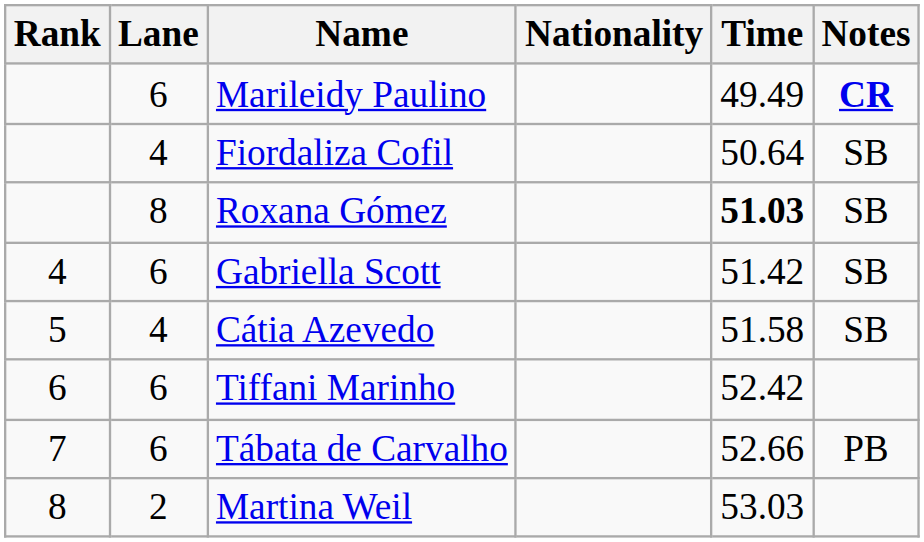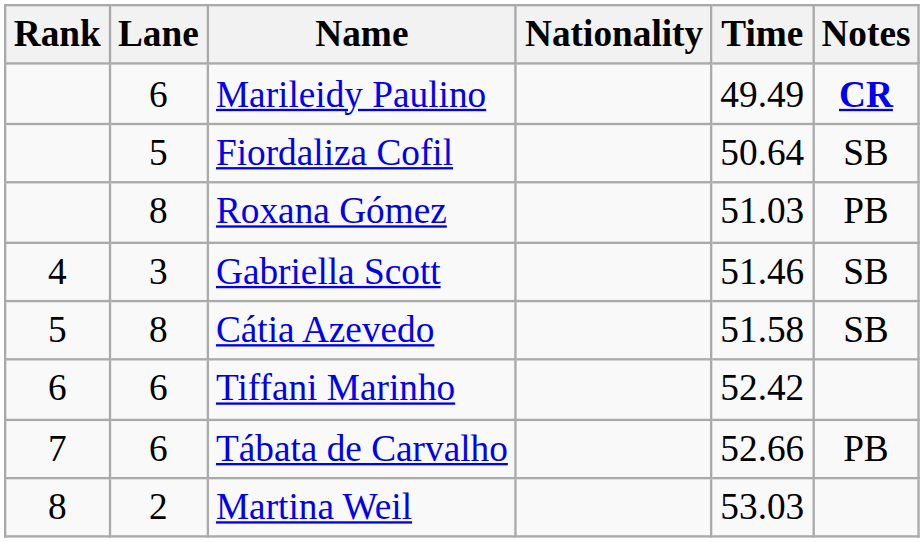(158, 152) 4 -> (158, 152) 5
(762, 211) bold -> (762, 211) normal
(866, 211) SB -> (866, 211) PB
(158, 270) 6 -> (158, 270) 3
(762, 270) 51.42 -> (762, 270) 51.46
(158, 329) 4 -> (158, 329) 8
